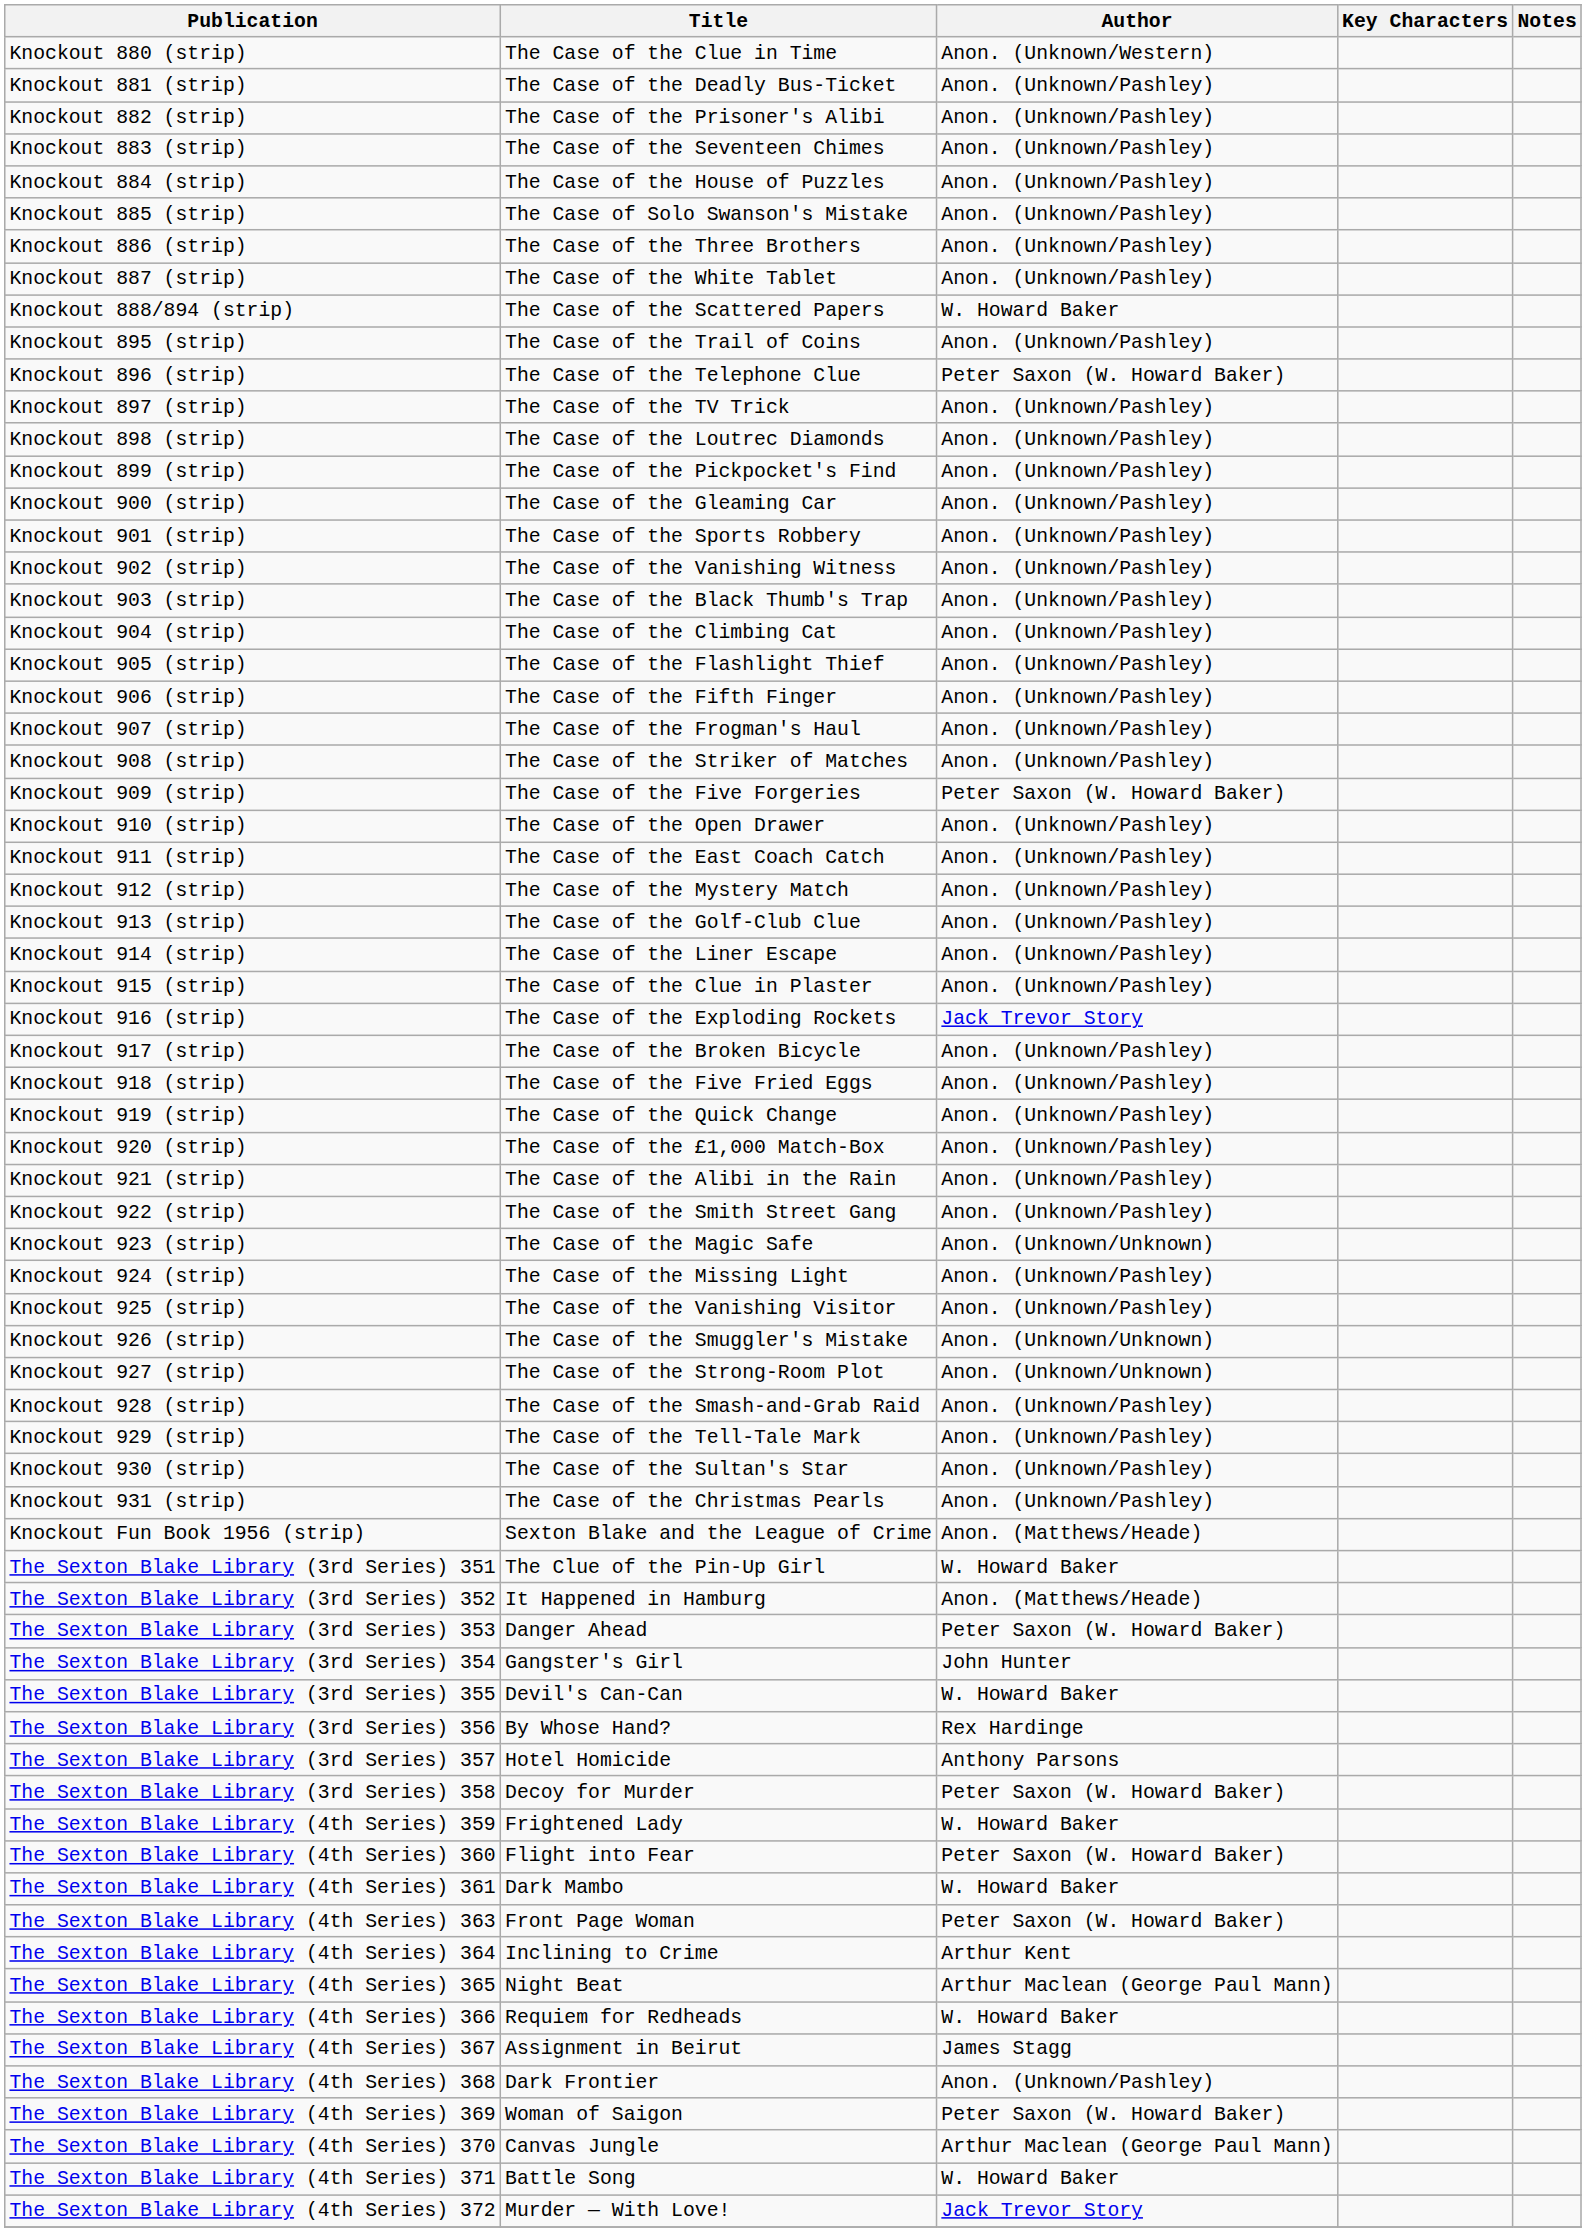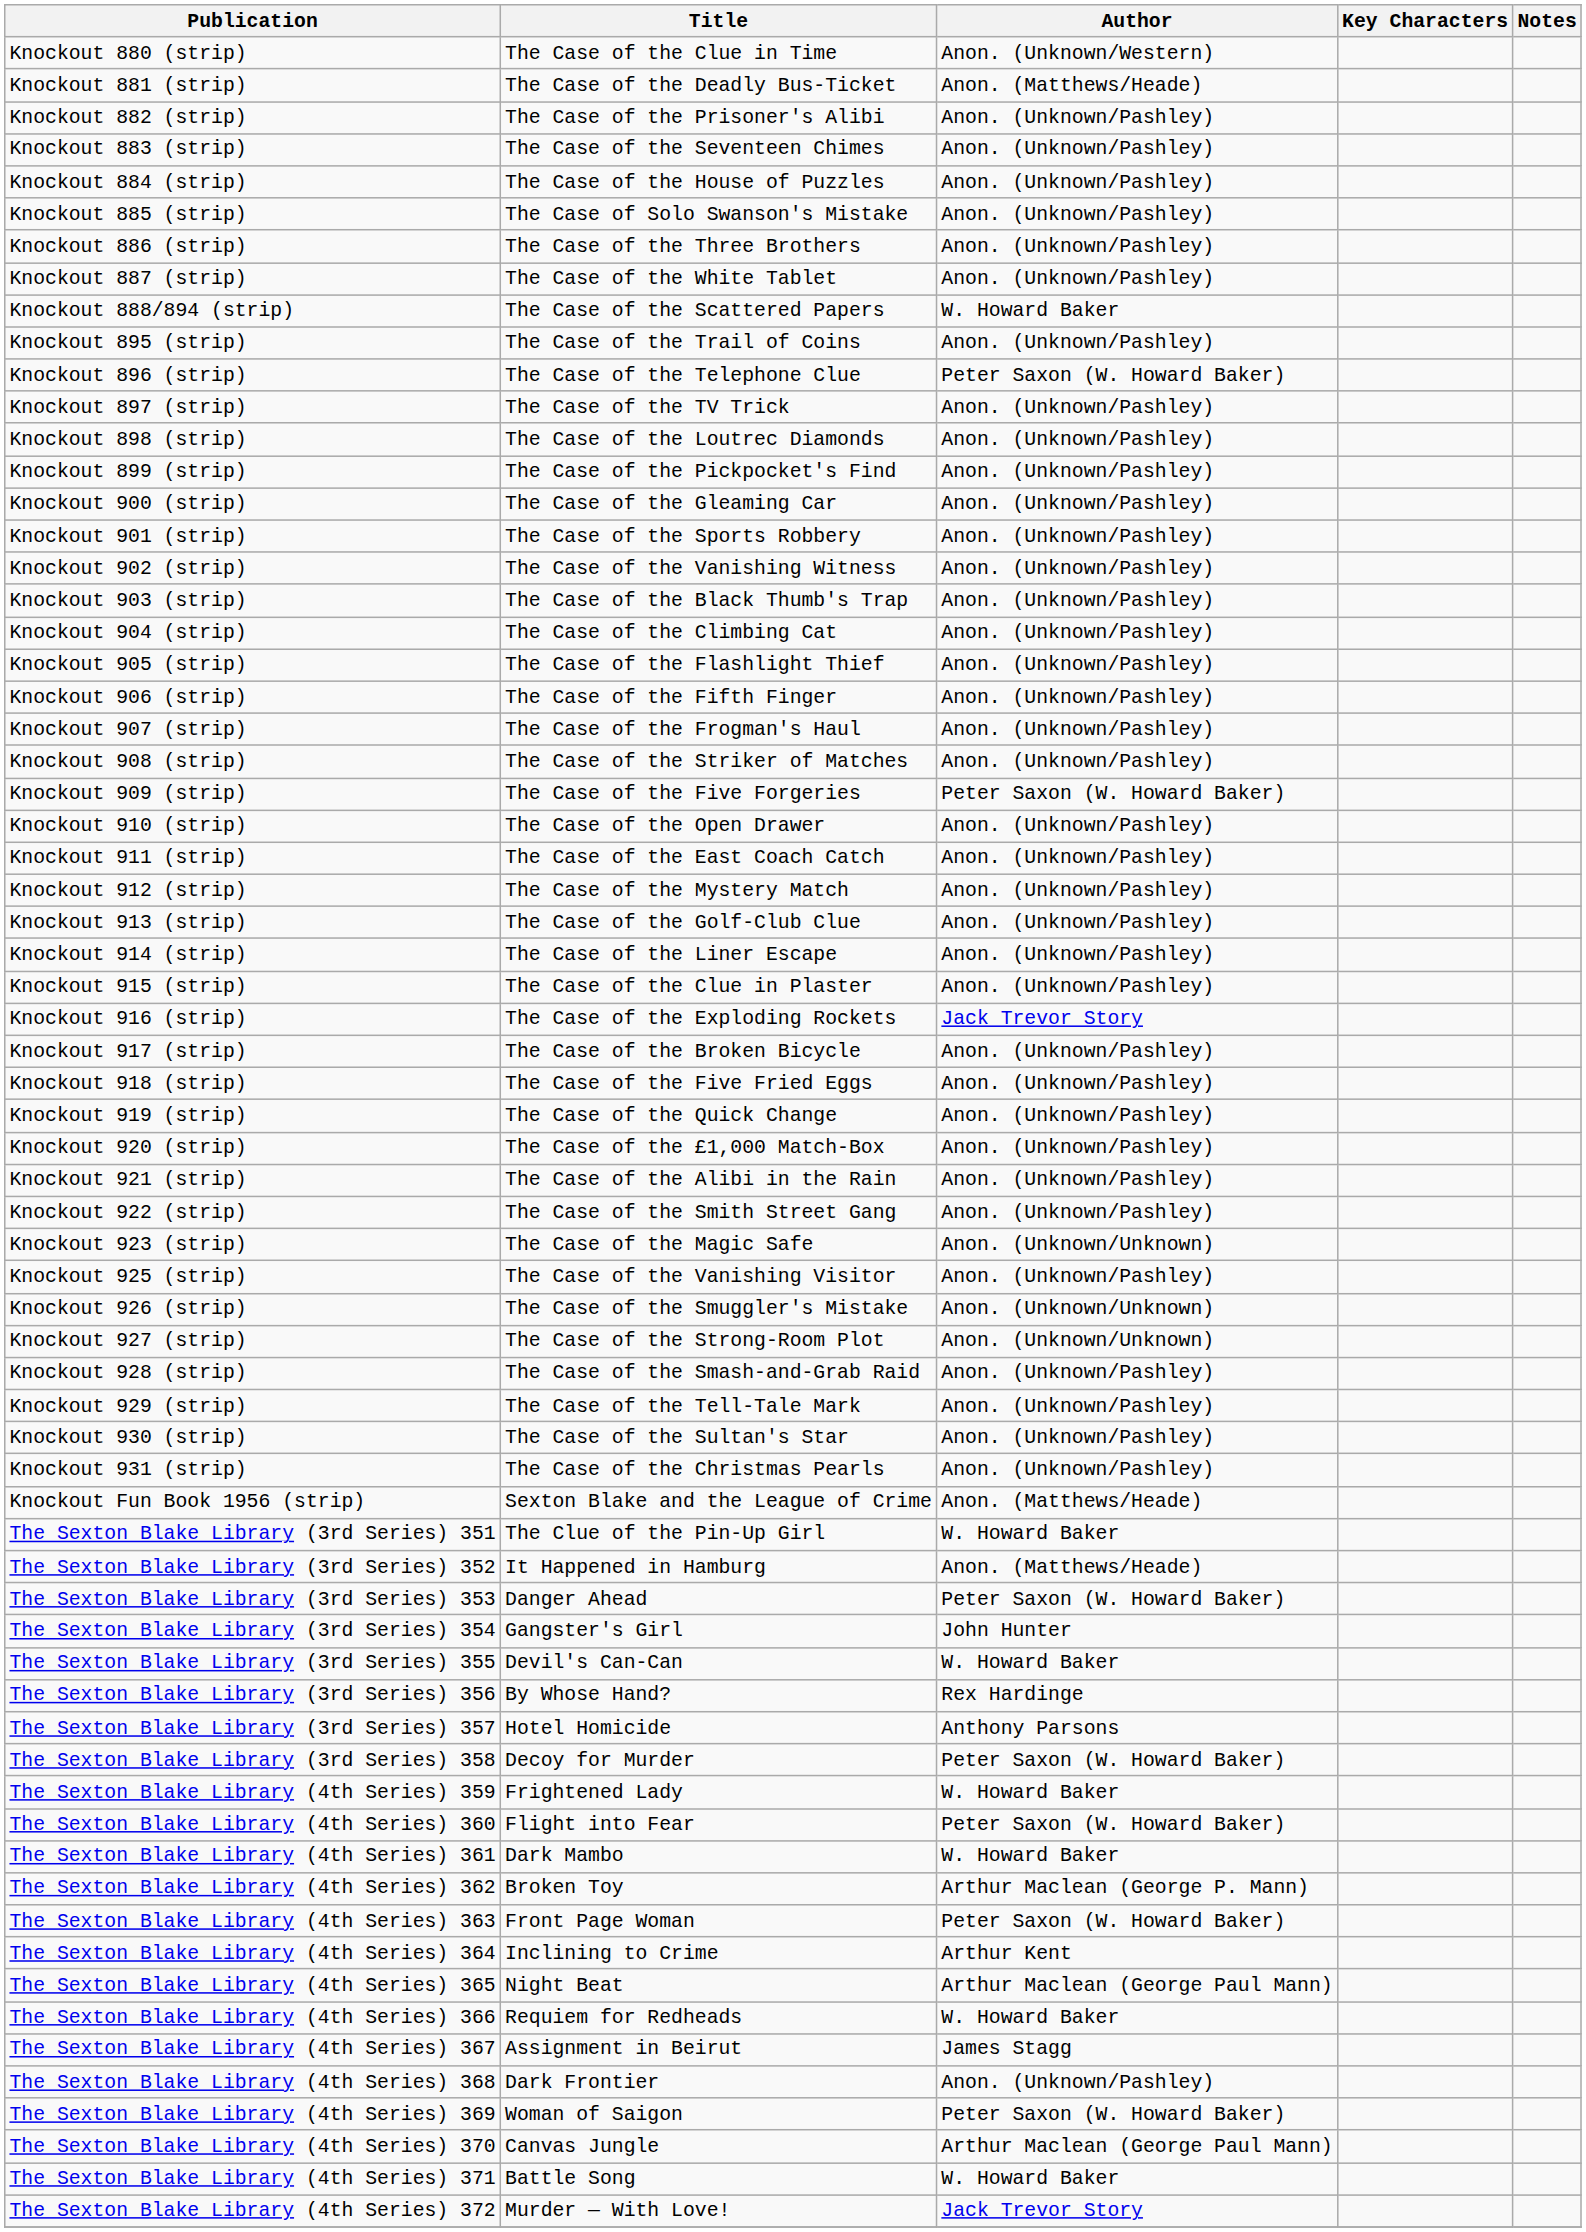(1078, 85) Anon. (Unknown/Pashley) -> (1072, 85) Anon. (Matthews/Heade)
- row: (128, 1277)
+ row: (253, 1889)
